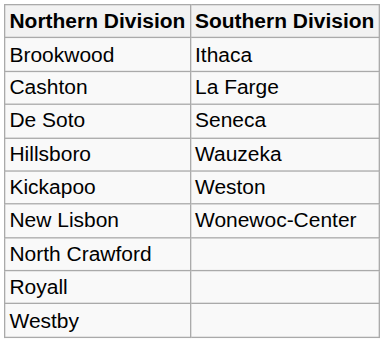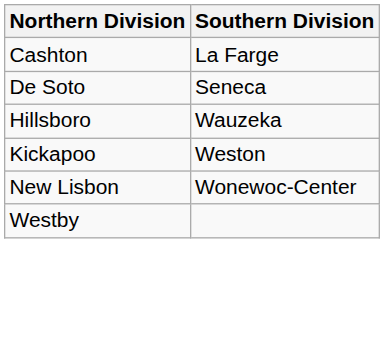- row: (62, 54)
- row: (81, 253)
- row: (39, 287)
